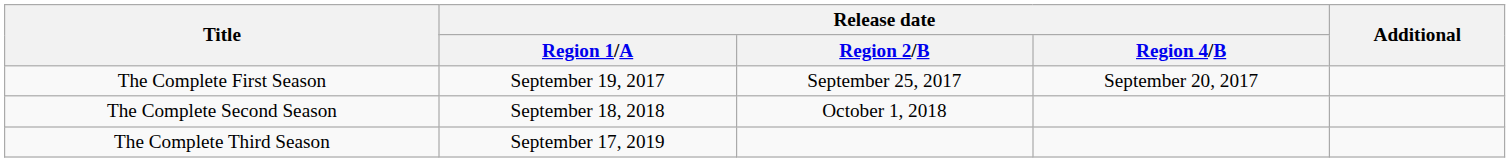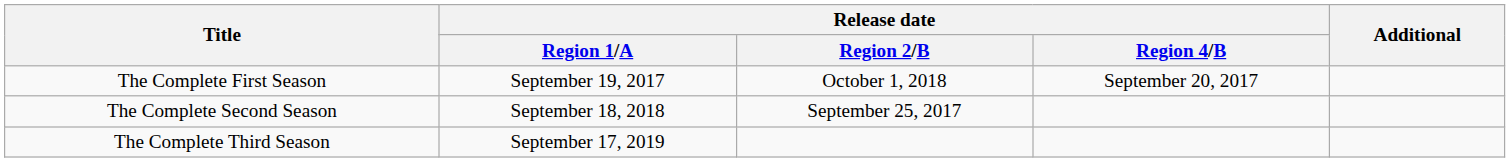(884, 80) September 25, 2017 -> (884, 80) October 1, 2018
(884, 111) October 1, 2018 -> (884, 111) September 25, 2017
